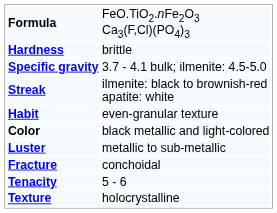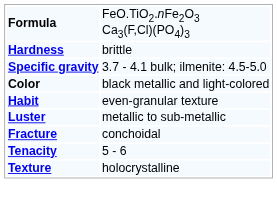- row: (27, 90)
rows swapped: (24, 130) <-> (23, 113)
